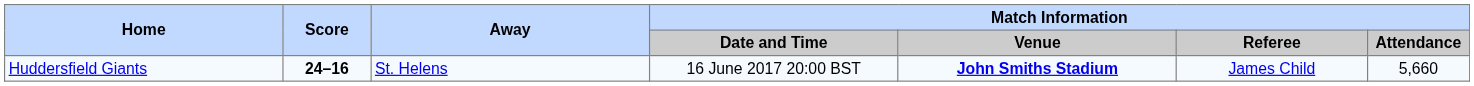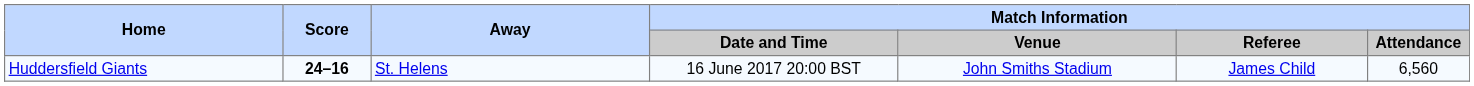(1037, 68) bold -> (1037, 68) normal
(1418, 68) 5,660 -> (1418, 68) 6,560
